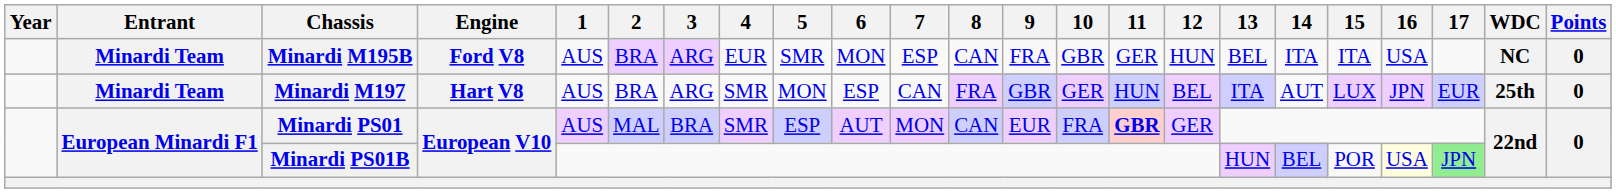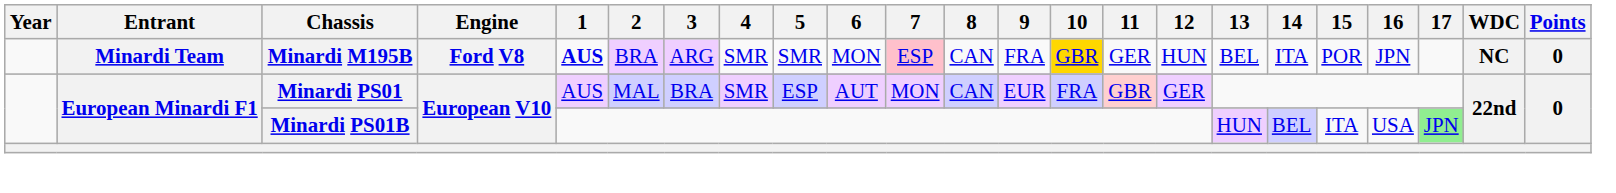(582, 55) normal -> (582, 55) bold
(746, 55) EUR -> (746, 55) SMR
(920, 55) no background -> (915, 55) pink background
(1083, 55) no background -> (1077, 55) gold background
(1354, 55) ITA -> (1342, 55) POR
(1407, 55) USA -> (1393, 55) JPN
- row: (340, 90)
(1137, 125) bold -> (1130, 90) normal
(1354, 159) POR -> (1342, 125) ITA
(1407, 159) lightyellow background -> (1393, 125) no background
